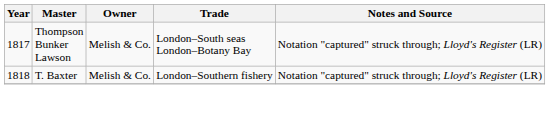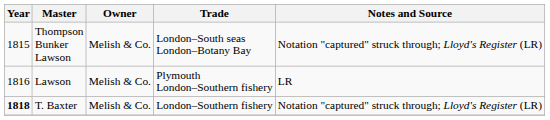(18, 44) 1817 -> (18, 44) 1815
+ row: (53, 81)
(18, 75) normal -> (18, 105) bold
